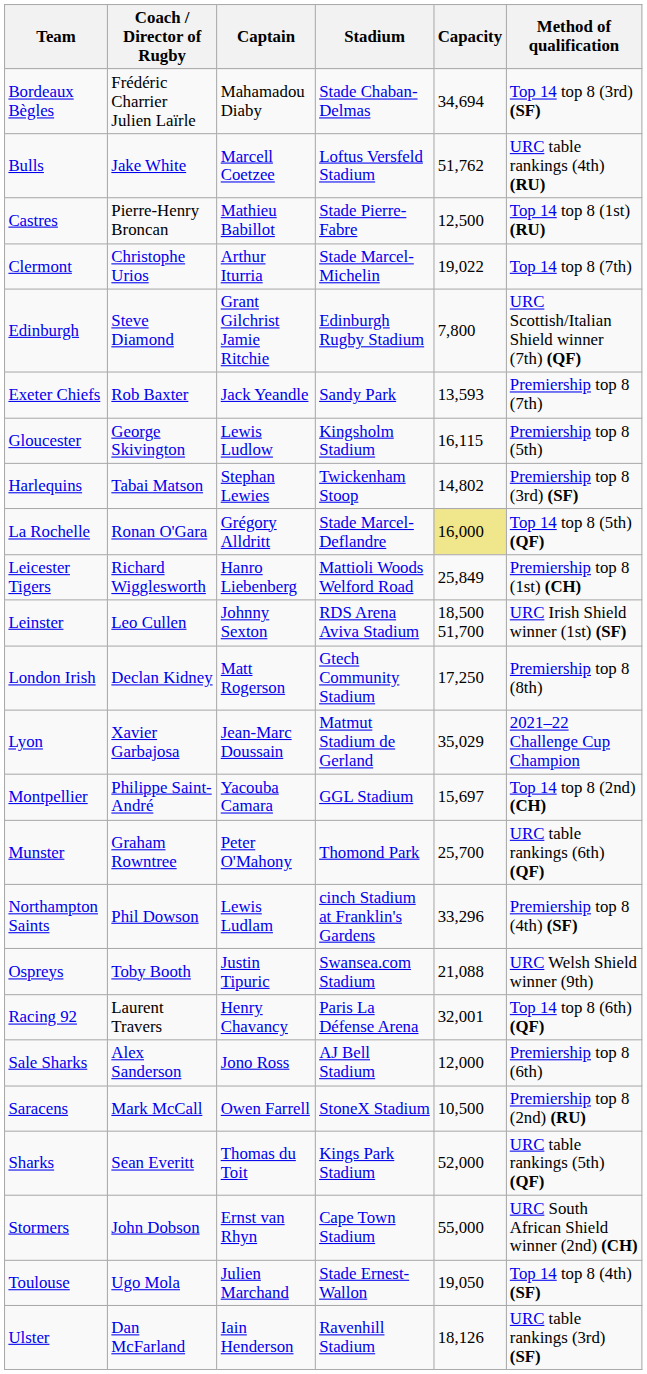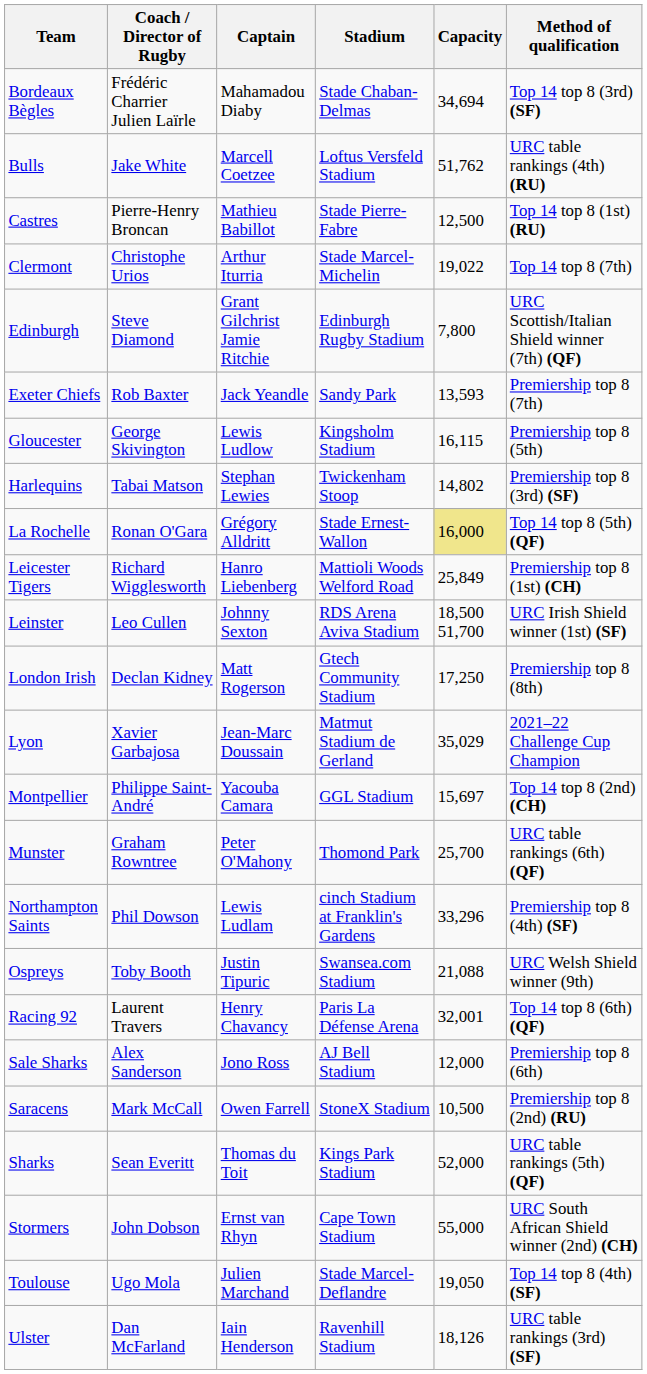(366, 531) Stade Marcel-Deflandre -> (364, 531) Stade Ernest-Wallon
(364, 1282) Stade Ernest-Wallon -> (366, 1282) Stade Marcel-Deflandre
